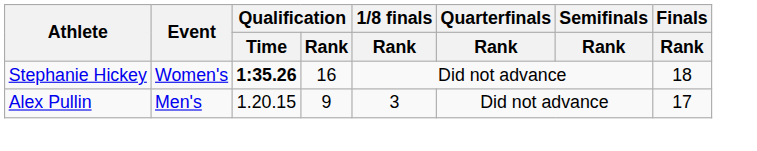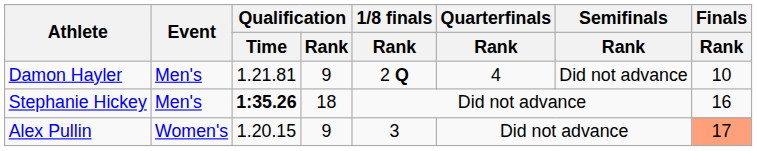+ row: (65, 74)
(192, 74) Women's -> (178, 103) Men's
(326, 74) 16 -> (326, 103) 18
(682, 74) 18 -> (722, 103) 16
(178, 103) Men's -> (192, 131) Women's
(682, 103) no background -> (722, 131) lightsalmon background
